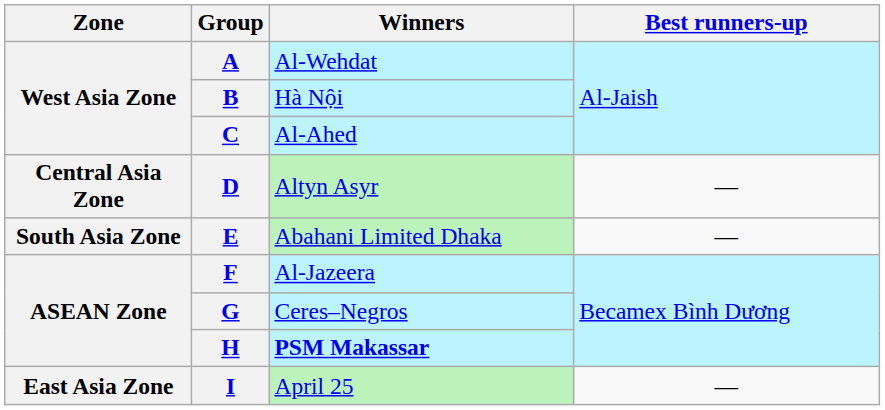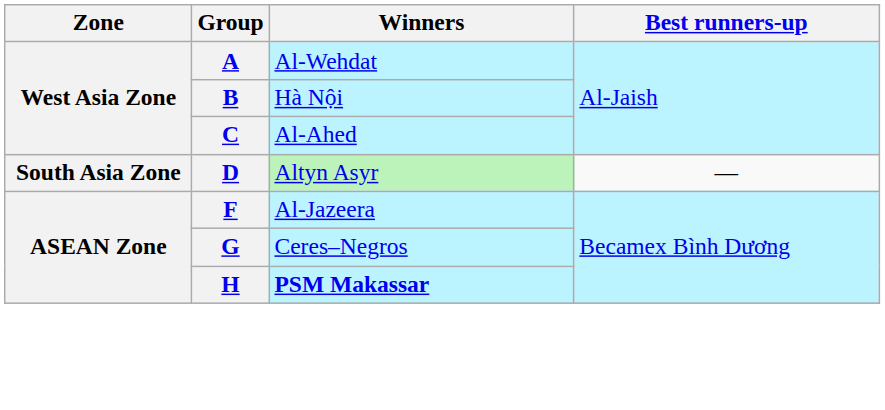(98, 185) Central Asia Zone -> (98, 172) South Asia Zone
- row: (231, 236)
- row: (231, 385)
